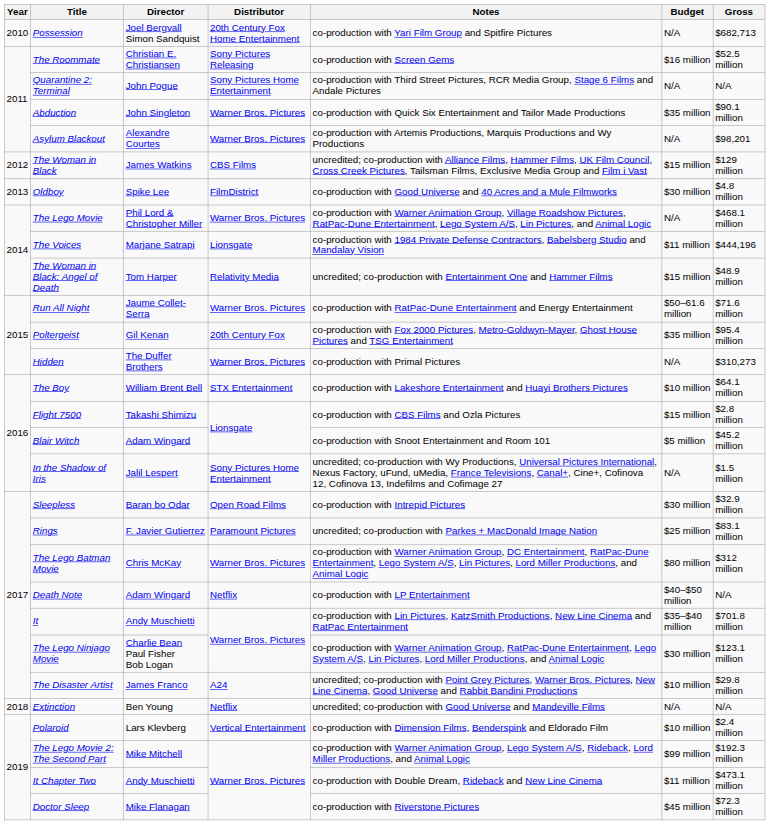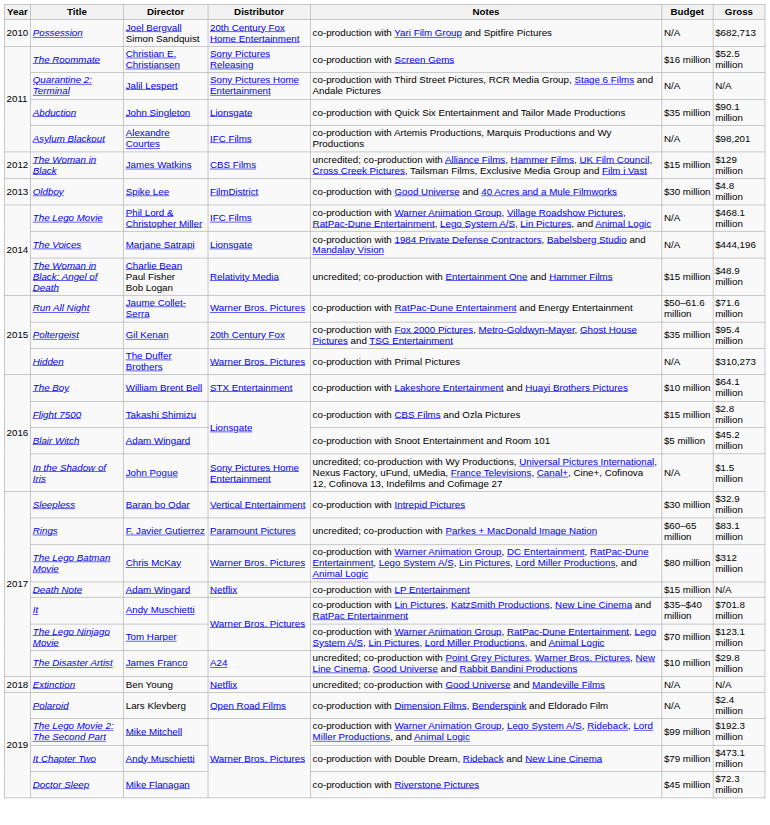(152, 86) John Pogue -> (152, 86) Jalil Lespert
(258, 112) Warner Bros. Pictures -> (231, 112) Lionsgate
(258, 139) Warner Bros. Pictures -> (231, 139) IFC Films
(258, 218) Warner Bros. Pictures -> (231, 218) IFC Films
(687, 244) $11 million -> (672, 244) N/A
(151, 276) Tom Harper -> (154, 276) Charlie Bean Paul Fisher Bob Logan
(152, 473) Jalil Lespert -> (152, 473) John Pogue
(248, 504) Open Road Films -> (258, 504) Vertical Entertainment
(687, 531) $25 million -> (680, 531) $60–65 million
(683, 595) $40–$50 million -> (687, 589) $15 million
(154, 653) Charlie Bean Paul Fisher Bob Logan -> (151, 637) Tom Harper
(687, 653) $30 million -> (687, 637) $70 million
(258, 727) Vertical Entertainment -> (248, 705) Open Road Films
(687, 727) $10 million -> (672, 705) N/A
(687, 780) $11 million -> (687, 758) $79 million
